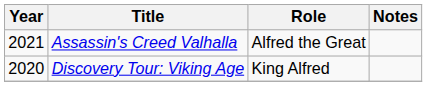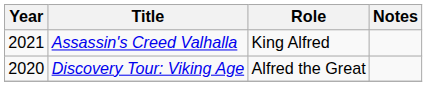(309, 42) Alfred the Great -> (291, 42) King Alfred
(291, 68) King Alfred -> (309, 68) Alfred the Great
